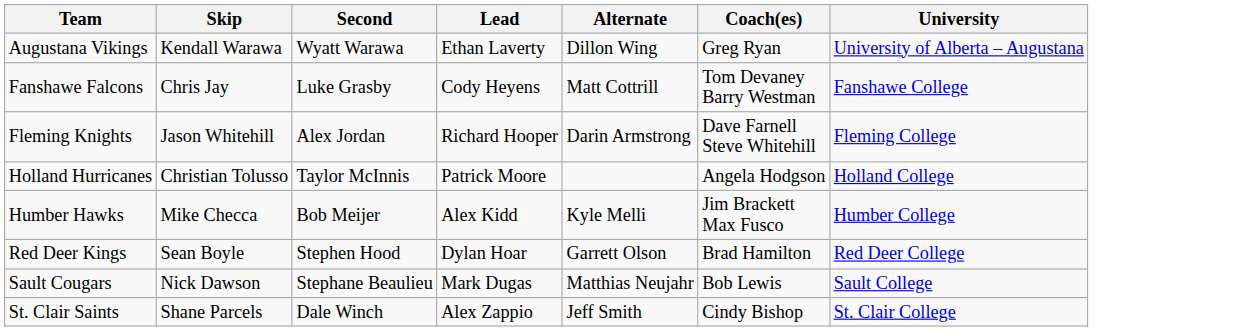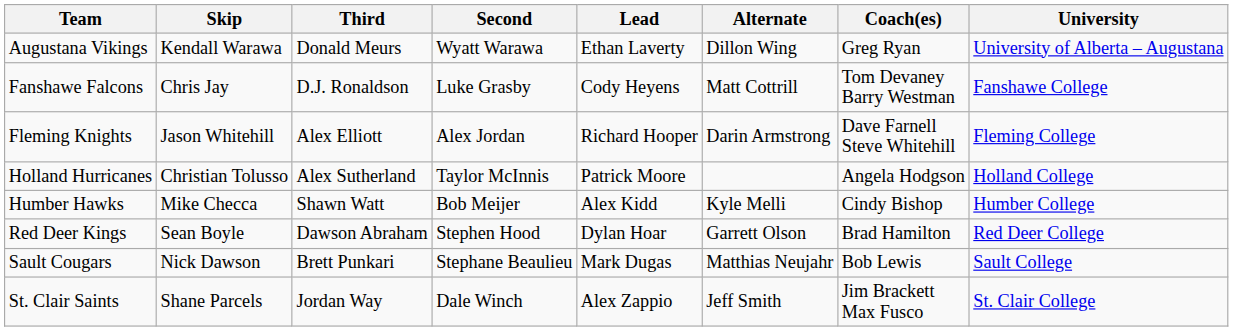+ column: (362, 18)
(749, 214) Jim Brackett Max Fusco -> (892, 204) Cindy Bishop
(753, 311) Cindy Bishop -> (888, 301) Jim Brackett Max Fusco
